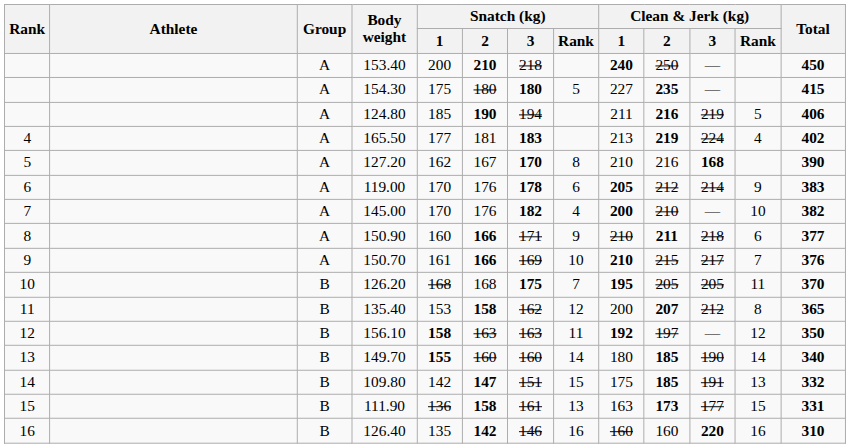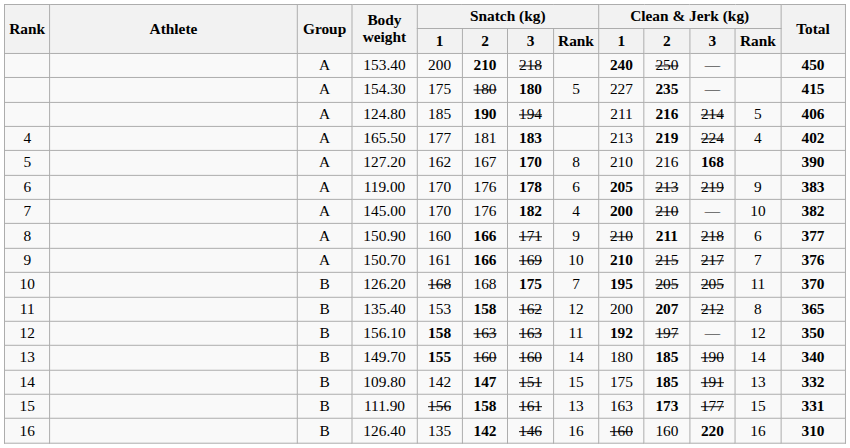(712, 114) 219 -> (712, 114) 214
(667, 187) 212 -> (667, 187) 213
(712, 187) 214 -> (712, 187) 219
(440, 406) 136 -> (440, 406) 156
